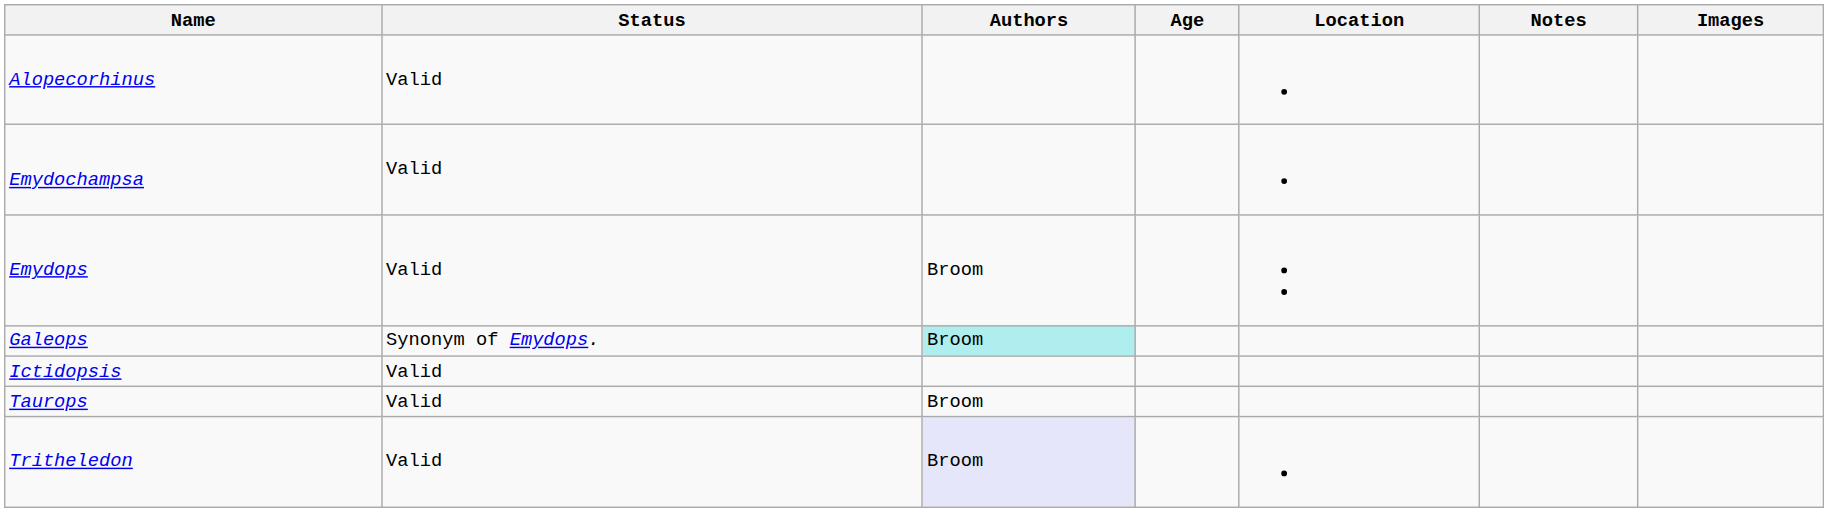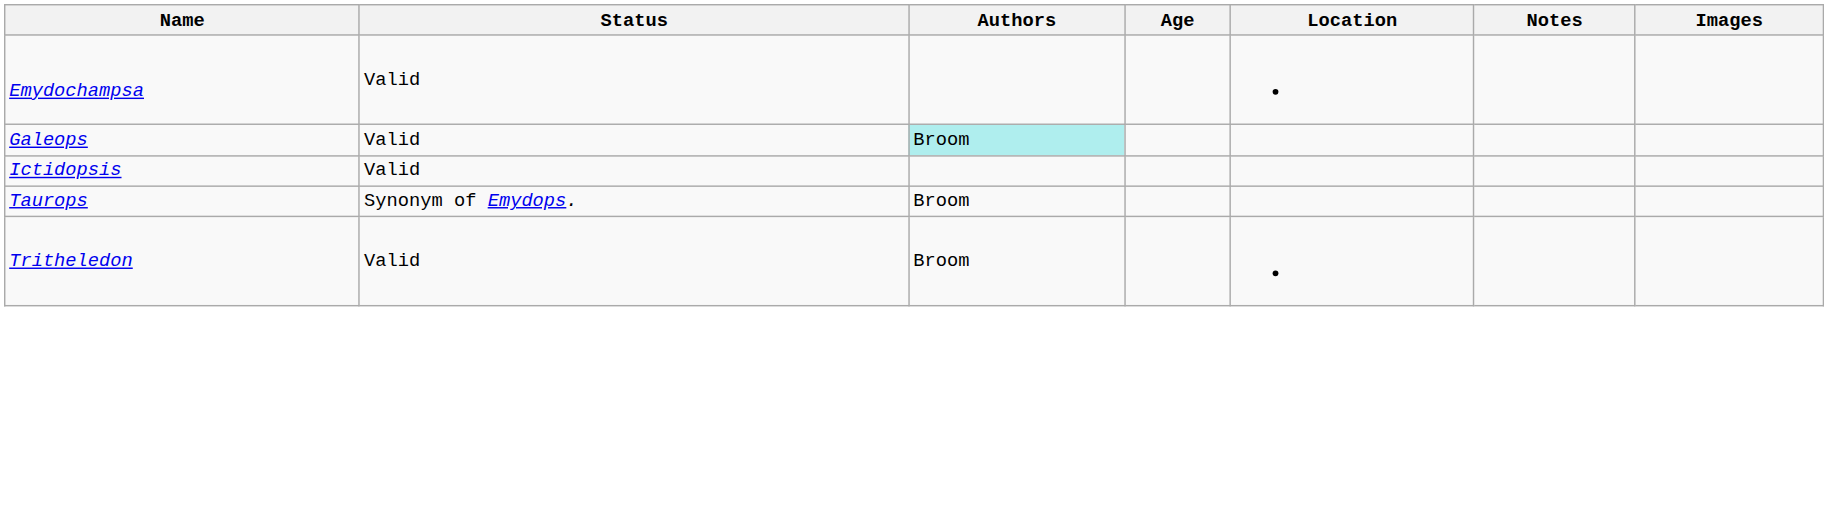- row: (82, 80)
- row: (48, 270)
(493, 341) Synonym of Emydops. -> (392, 140) Valid
(414, 402) Valid -> (471, 201) Synonym of Emydops.
(955, 462) lavender background -> (941, 261) no background
